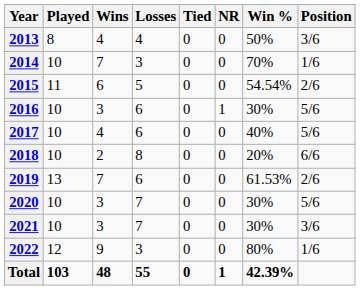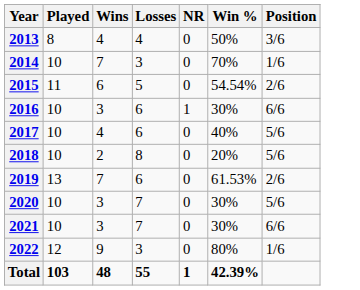- column: (197, 16)
(310, 109) 5/6 -> (275, 109) 6/6
(310, 156) 6/6 -> (275, 156) 5/6
(310, 226) 3/6 -> (275, 226) 6/6
